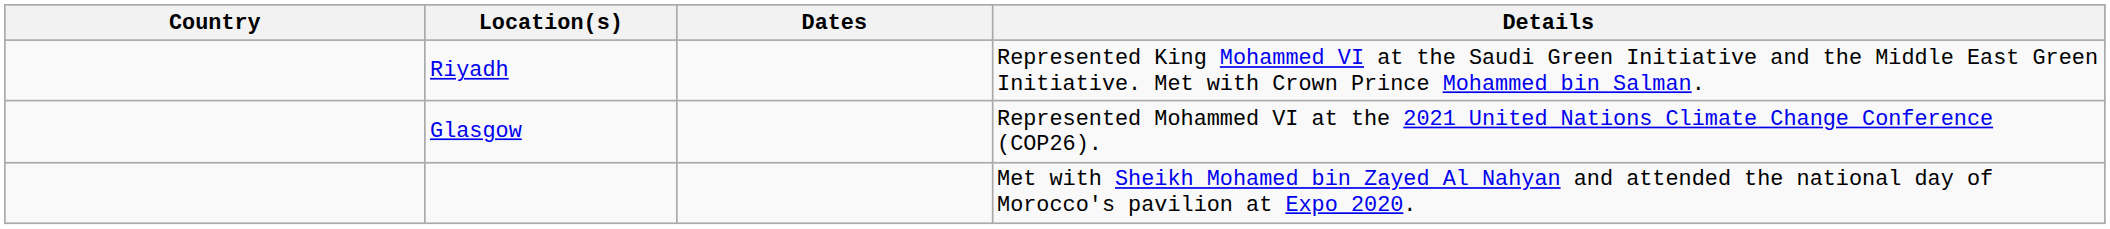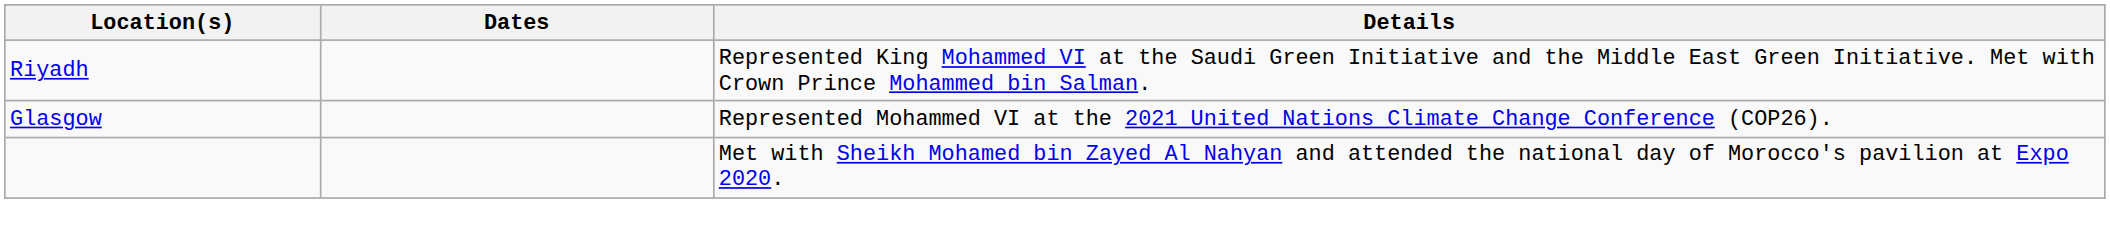- column: (215, 23)
